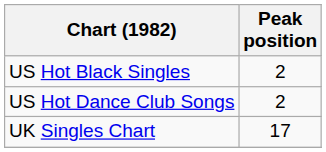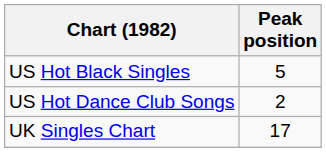(280, 71) 2 -> (280, 71) 5
